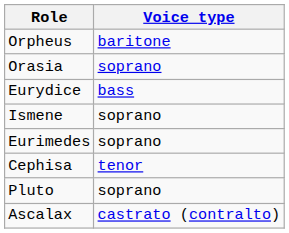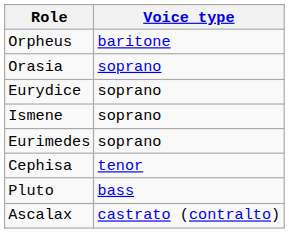(116, 91) bass -> (130, 91) soprano
(130, 191) soprano -> (116, 191) bass
